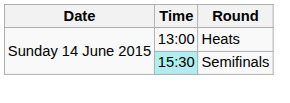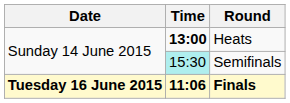(176, 39) normal -> (188, 39) bold
+ row: (235, 86)
